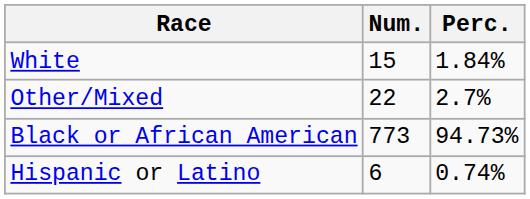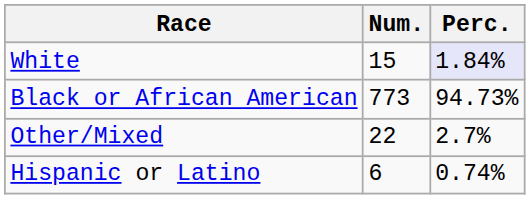(470, 61) no background -> (470, 61) lavender background
rows swapped: (184, 137) <-> (87, 99)
